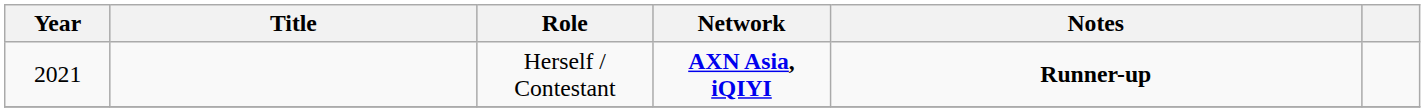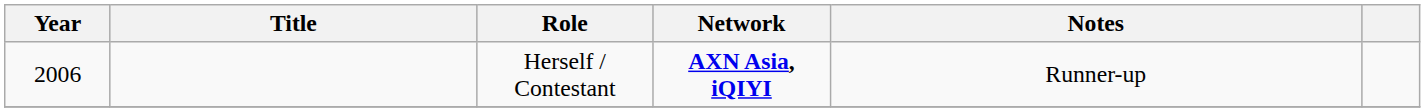(58, 74) 2021 -> (58, 74) 2006
(1096, 74) bold -> (1096, 74) normal
